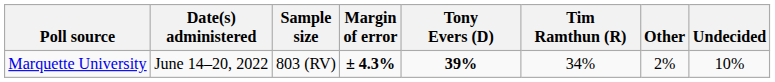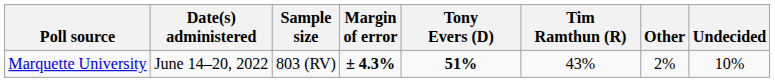(461, 63) 39% -> (461, 63) 51%
(581, 63) 34% -> (581, 63) 43%
